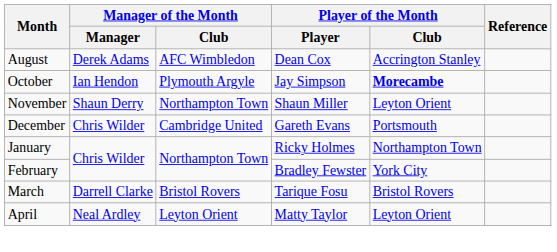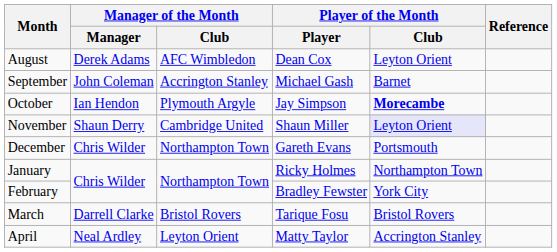(427, 59) Accrington Stanley -> (413, 59) Leyton Orient
+ row: (37, 81)
(214, 103) Northampton Town -> (212, 125) Cambridge United
(412, 103) no background -> (413, 125) lavender background
(211, 125) Cambridge United -> (215, 147) Northampton Town
(412, 214) Leyton Orient -> (427, 236) Accrington Stanley
